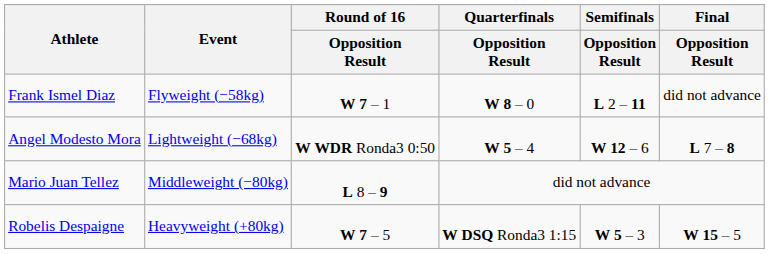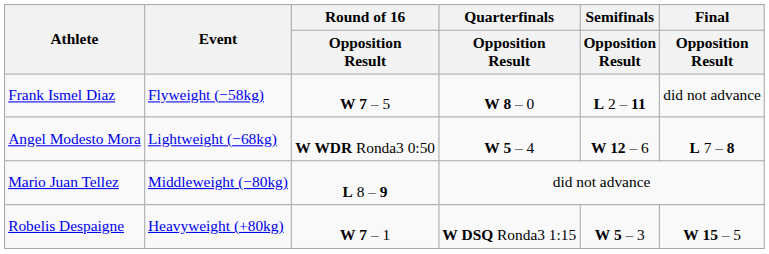(365, 104) W 7 – 1 -> (365, 104) W 7 – 5
(365, 235) W 7 – 5 -> (365, 235) W 7 – 1
